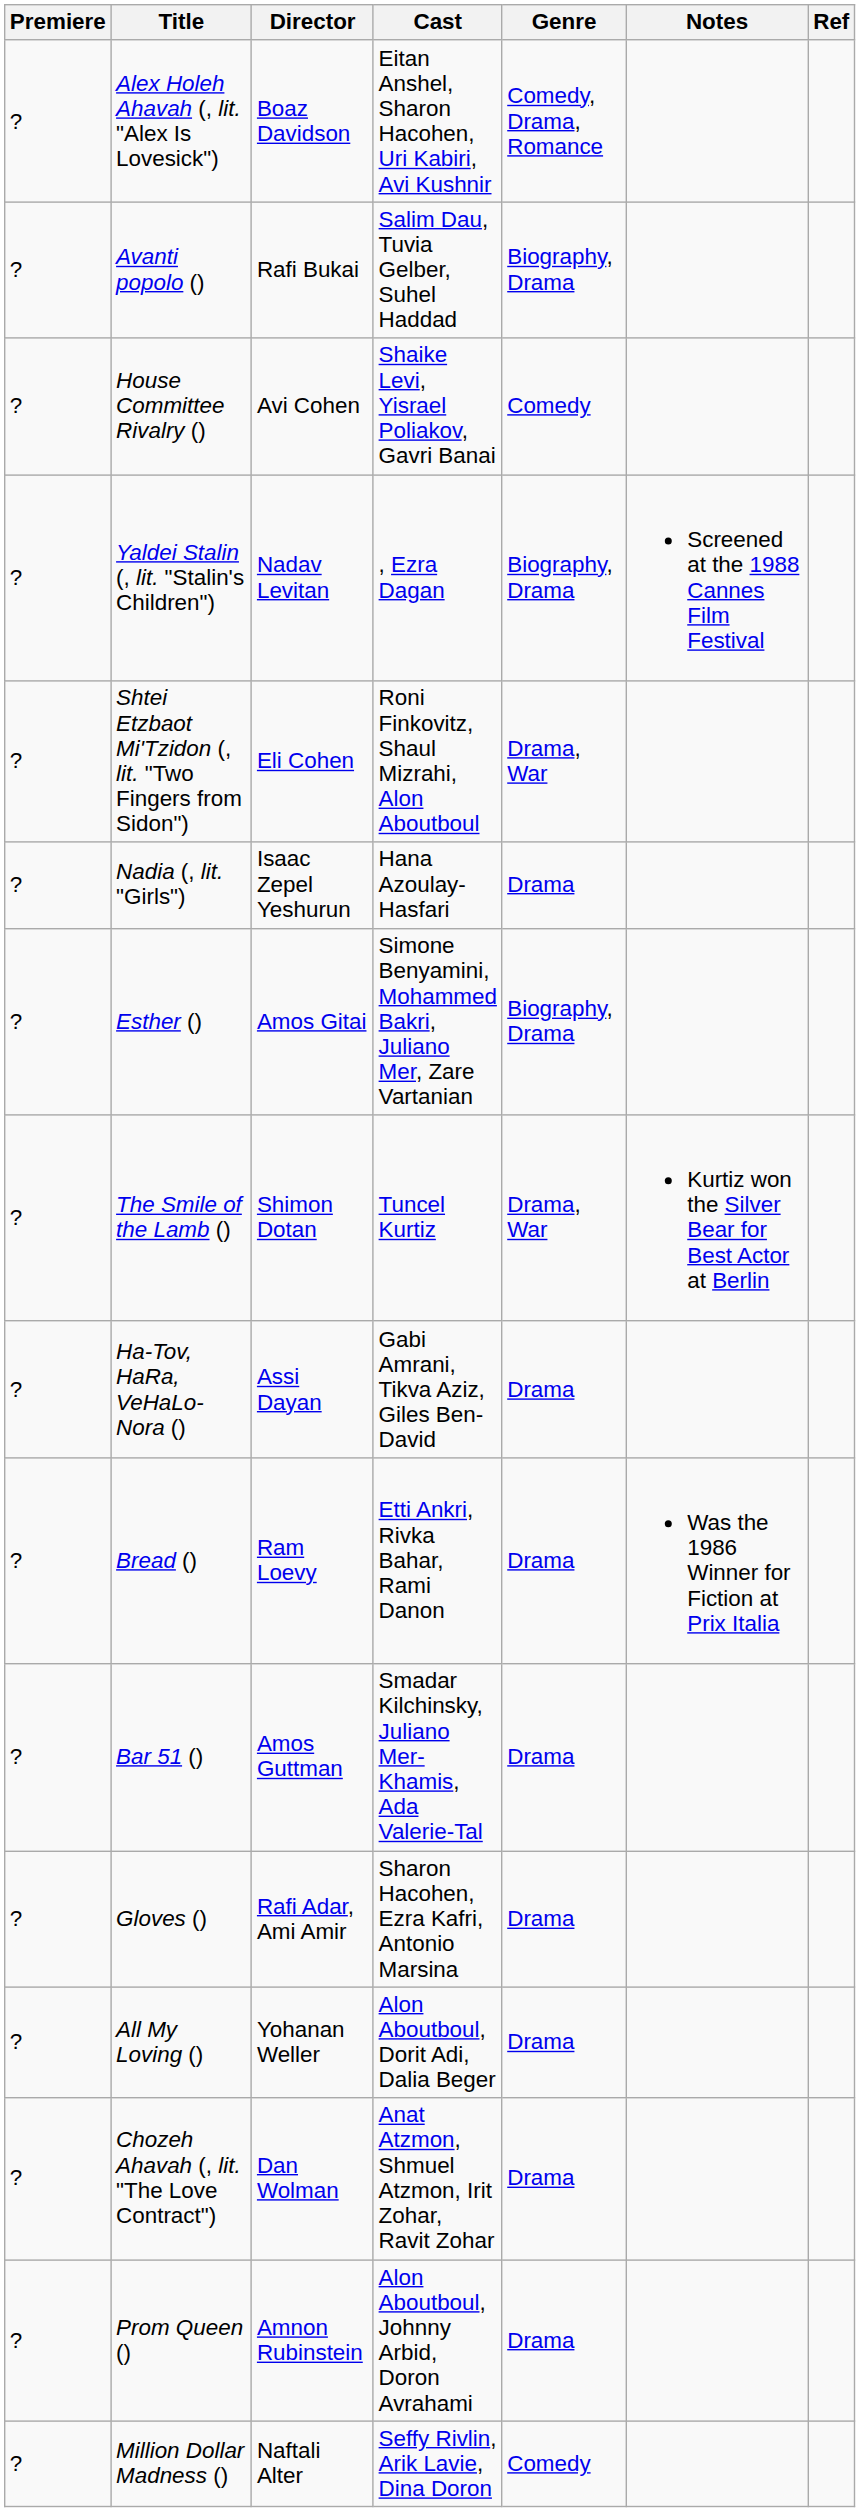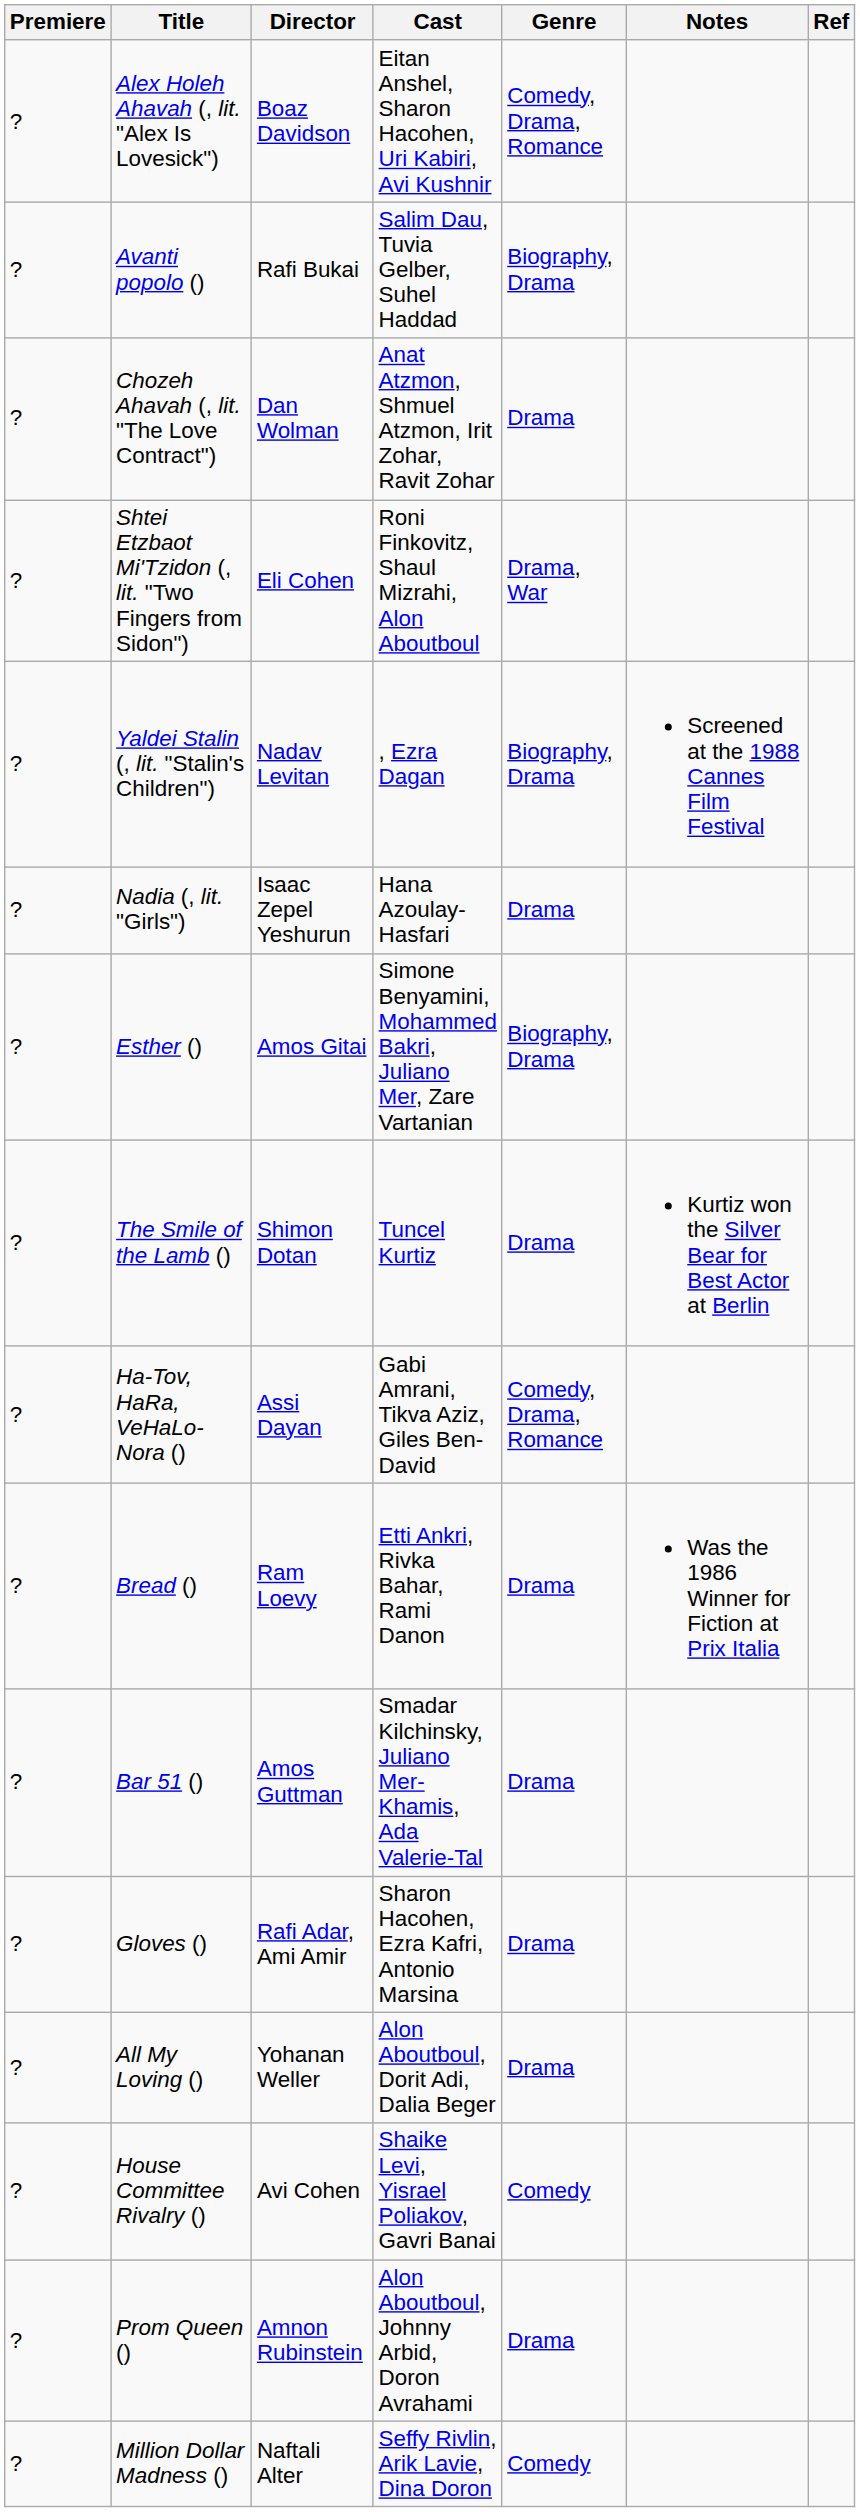rows swapped: (178, 2178) <-> (170, 406)
rows swapped: (180, 577) <-> (179, 761)
(544, 1217) Drama, War -> (541, 1243) Drama
(541, 1389) Drama -> (555, 1414) Comedy, Drama, Romance
